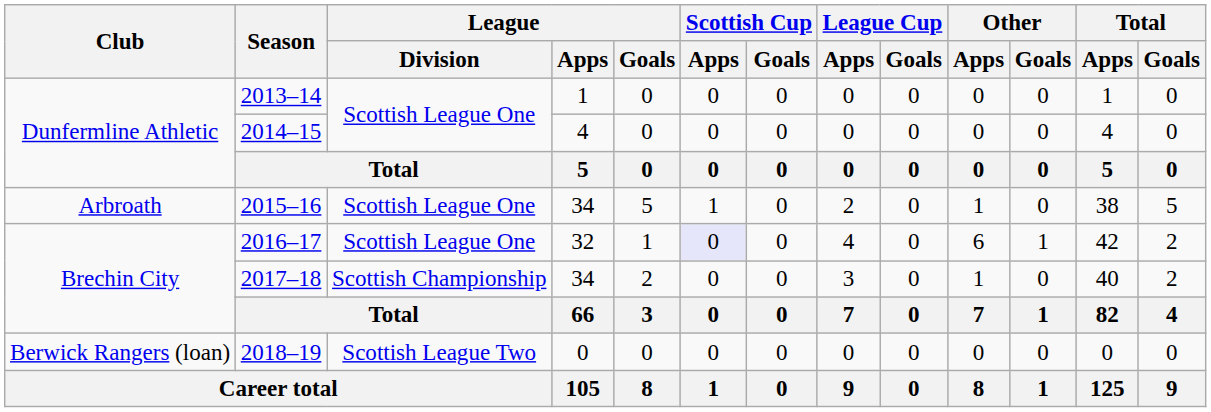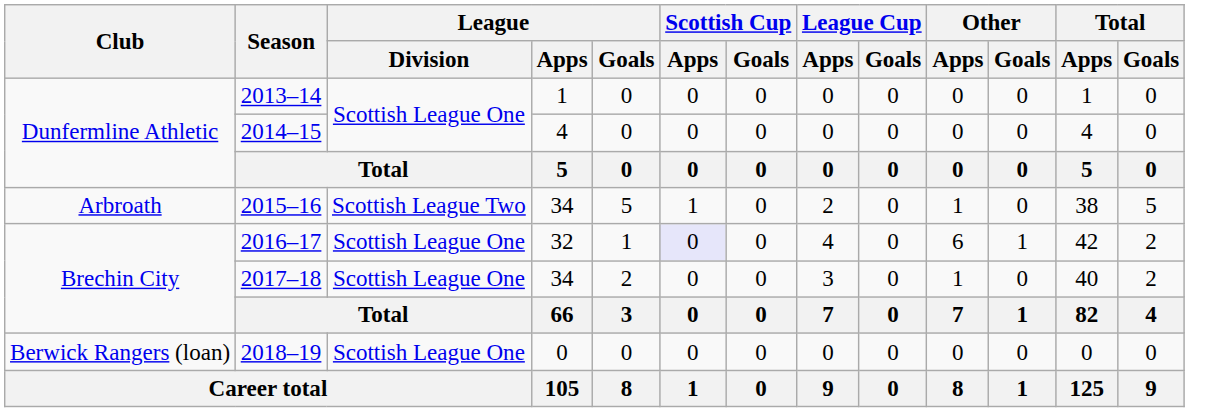(439, 205) Scottish League One -> (429, 205) Scottish League Two
(439, 278) Scottish Championship -> (429, 278) Scottish League One
(439, 351) Scottish League Two -> (429, 351) Scottish League One
